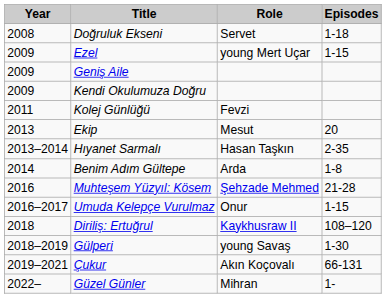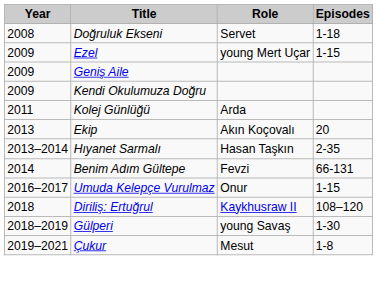(235, 110) Fevzi -> (233, 110) Arda
(237, 130) Mesut -> (257, 130) Akın Koçovalı
(233, 168) Arda -> (235, 168) Fevzi
(333, 168) 1-8 -> (335, 168) 66-131
- row: (142, 187)
(257, 264) Akın Koçovalı -> (237, 245) Mesut
(343, 264) 66-131 -> (325, 245) 1-8
- row: (109, 284)
